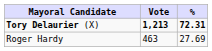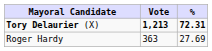(150, 39) 463 -> (150, 39) 363
